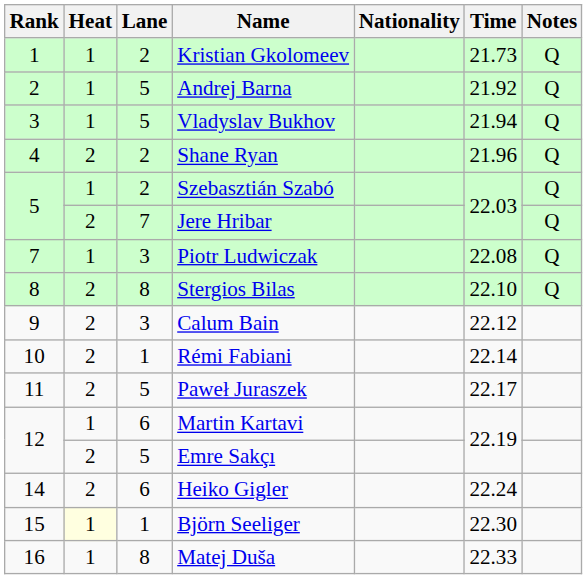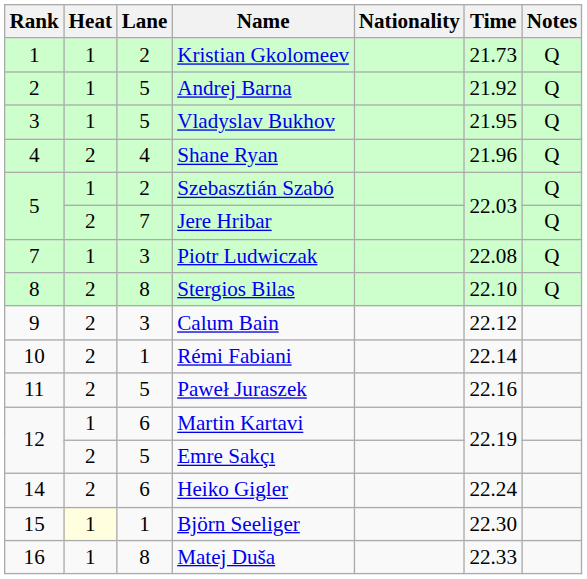(493, 121) 21.94 -> (493, 121) 21.95
(145, 155) 2 -> (145, 155) 4
(493, 389) 22.17 -> (493, 389) 22.16
